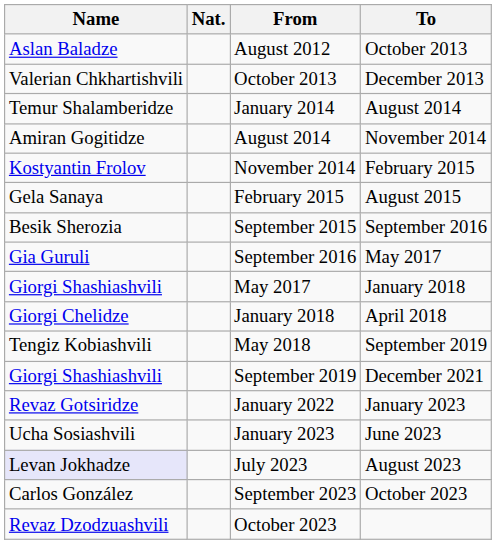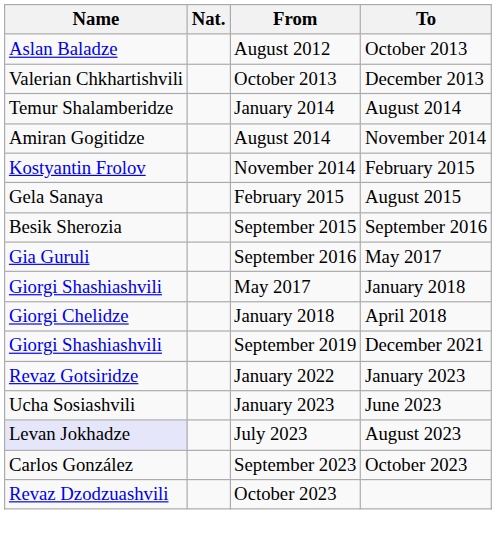- row: (272, 345)
